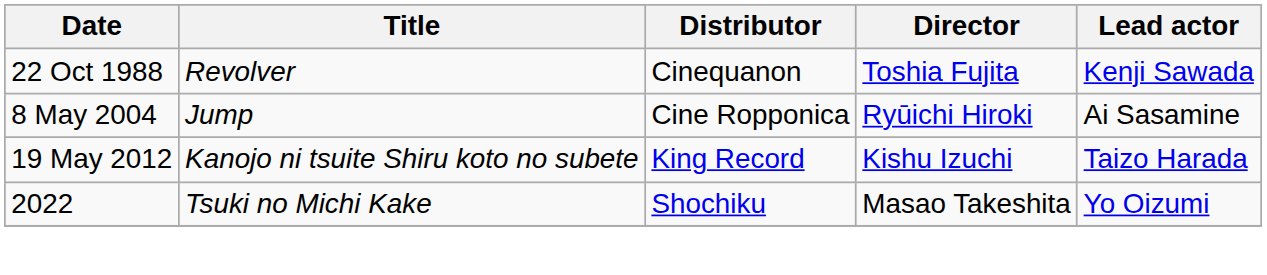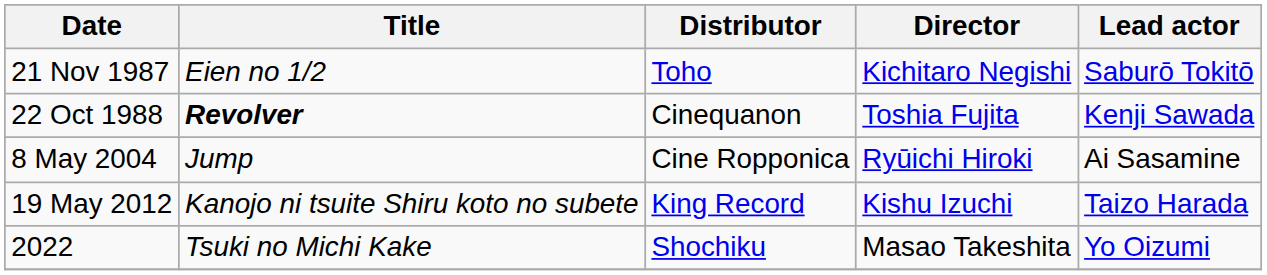+ row: (90, 70)
(240, 70) normal -> (244, 114) bold
